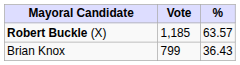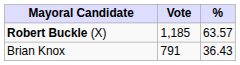(170, 51) 799 -> (170, 51) 791
